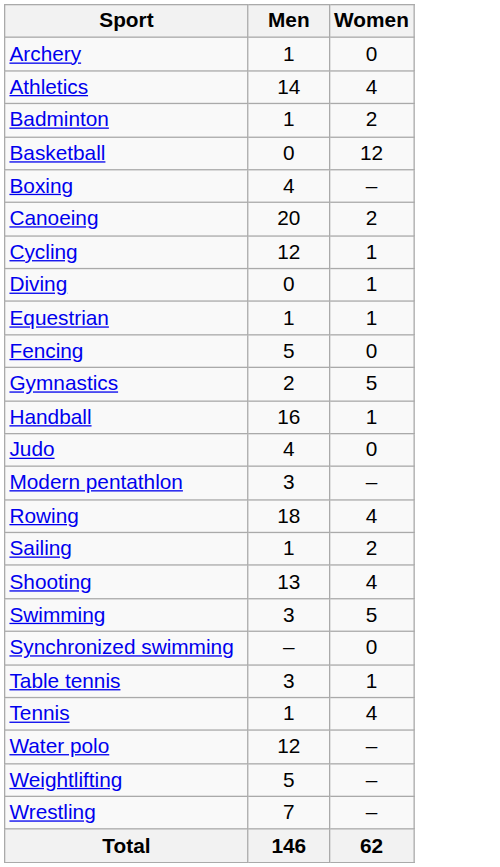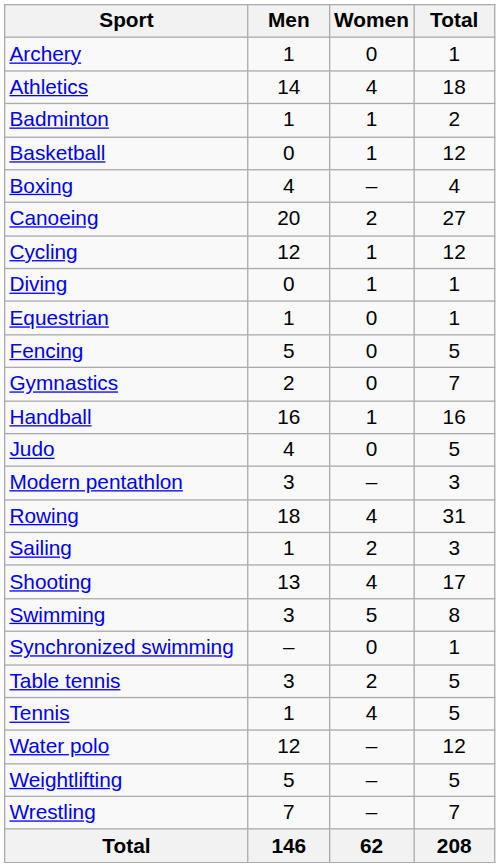+ column: (454, 20)
(371, 119) 2 -> (371, 119) 1
(371, 152) 12 -> (371, 152) 1
(371, 317) 1 -> (371, 317) 0
(371, 383) 5 -> (371, 383) 0
(371, 680) 1 -> (371, 680) 2
